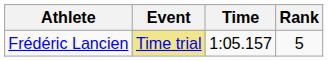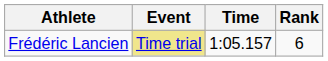(299, 43) 5 -> (299, 43) 6
